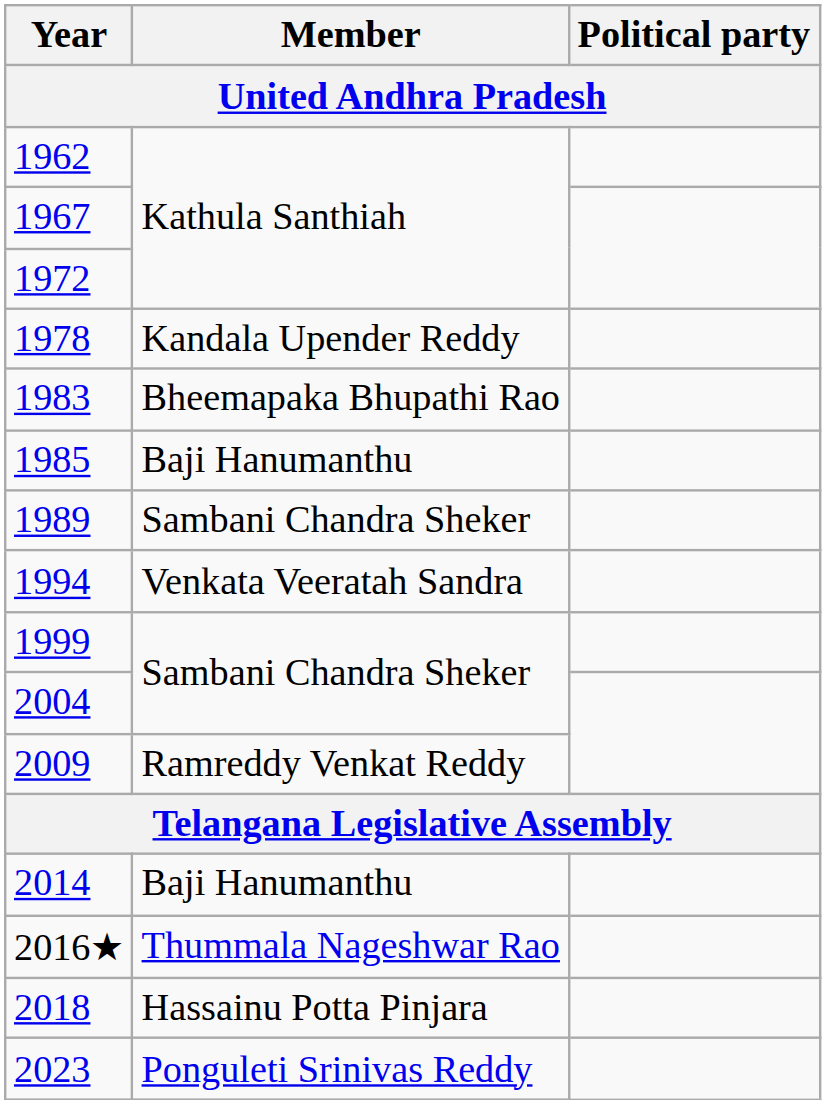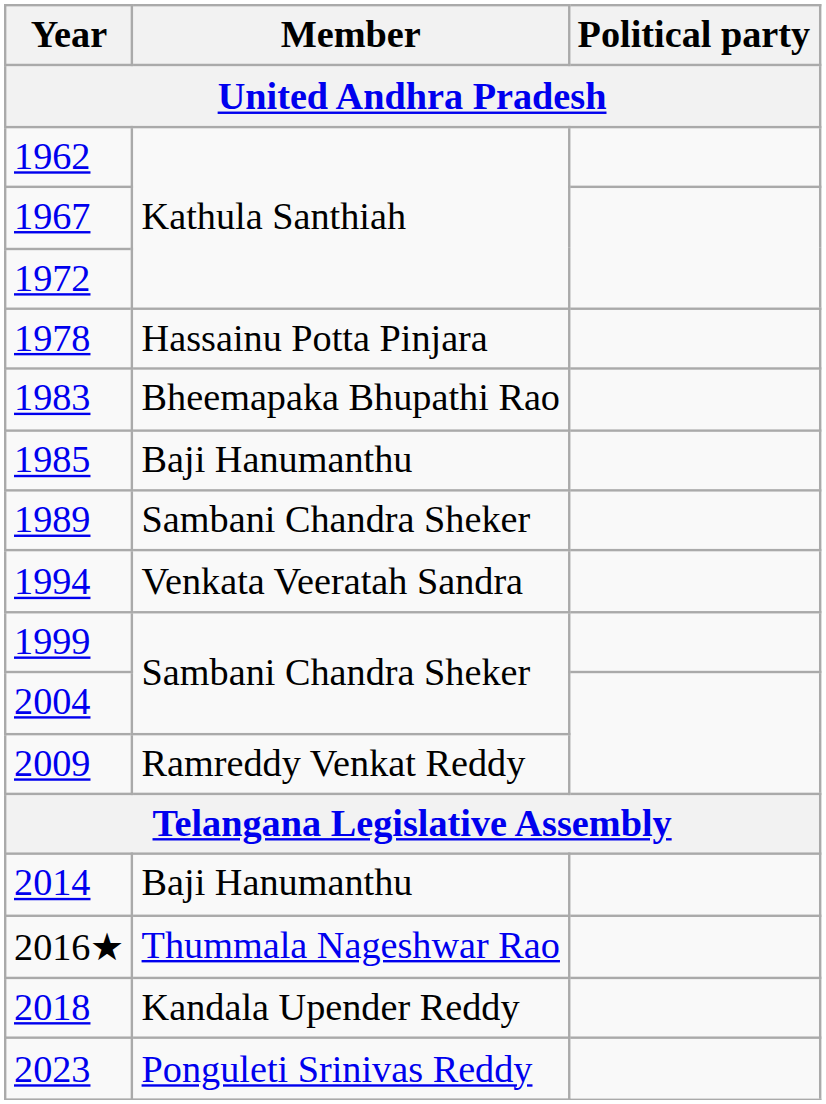(331, 338) Kandala Upender Reddy -> (315, 338) Hassainu Potta Pinjara
(315, 1007) Hassainu Potta Pinjara -> (331, 1007) Kandala Upender Reddy
